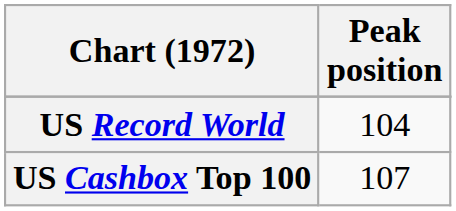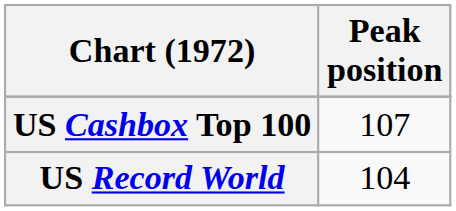rows swapped: (162, 177) <-> (162, 123)
